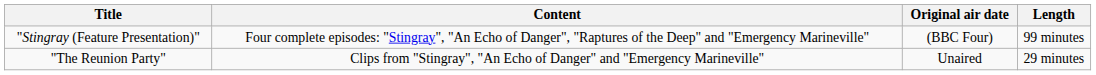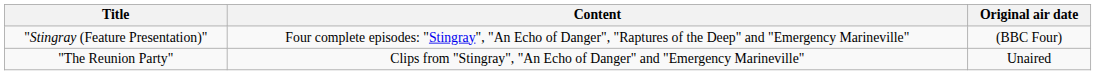- column: (1054, 15)
